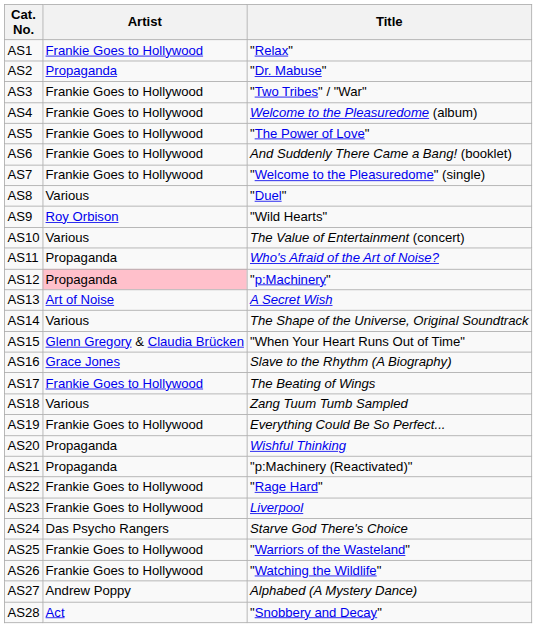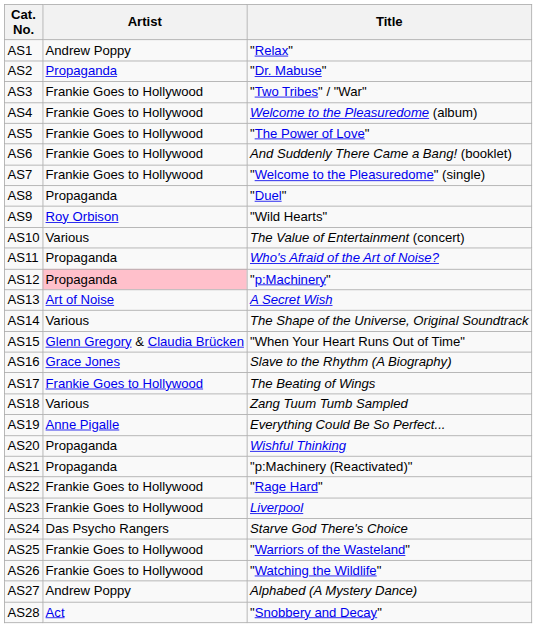(124, 50) Frankie Goes to Hollywood -> (88, 50) Andrew Poppy
(67, 196) Various -> (81, 196) Propaganda
(124, 425) Frankie Goes to Hollywood -> (82, 425) Anne Pigalle
